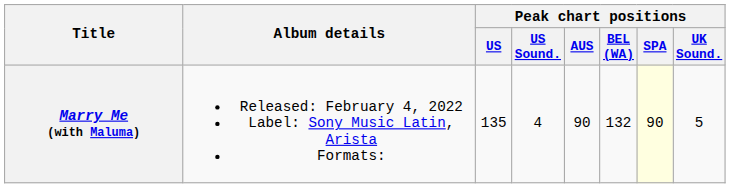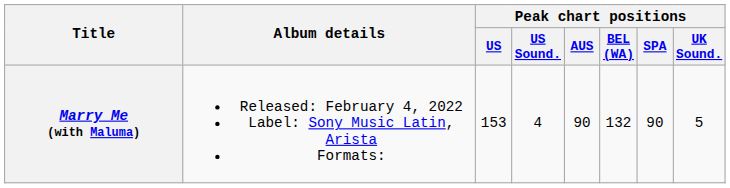(494, 124) 135 -> (494, 124) 153
(655, 124) lightyellow background -> (655, 124) no background
